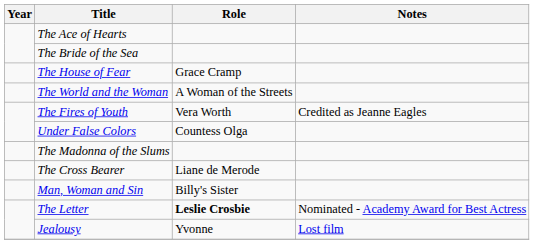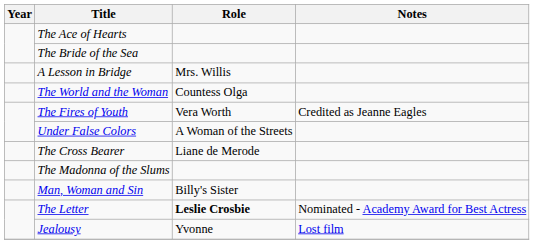+ row: (84, 72)
- row: (84, 72)
(234, 92) A Woman of the Streets -> (211, 92) Countess Olga
(211, 131) Countess Olga -> (234, 131) A Woman of the Streets
rows swapped: (81, 170) <-> (104, 151)
